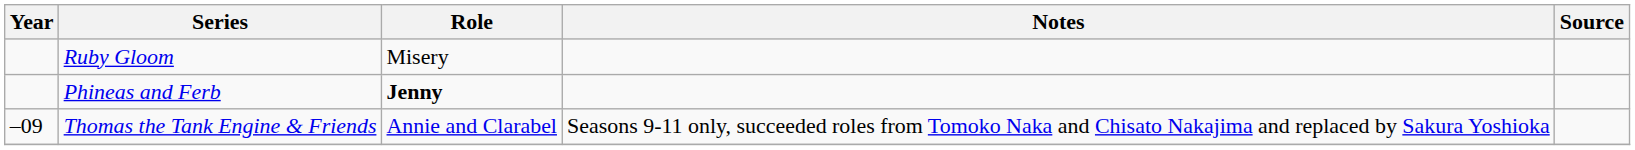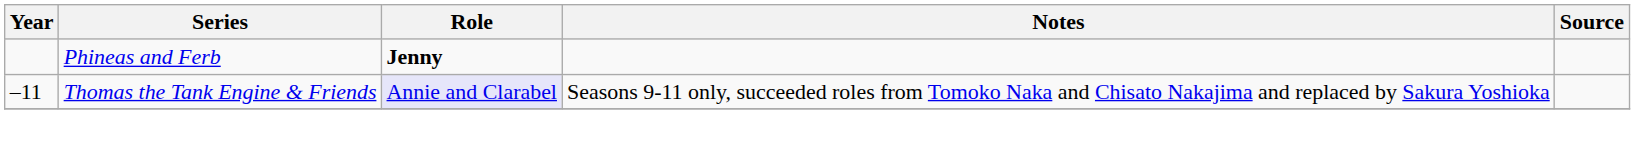- row: (119, 56)
(26, 126) –09 -> (26, 91) –11
(472, 126) no background -> (472, 91) lavender background
